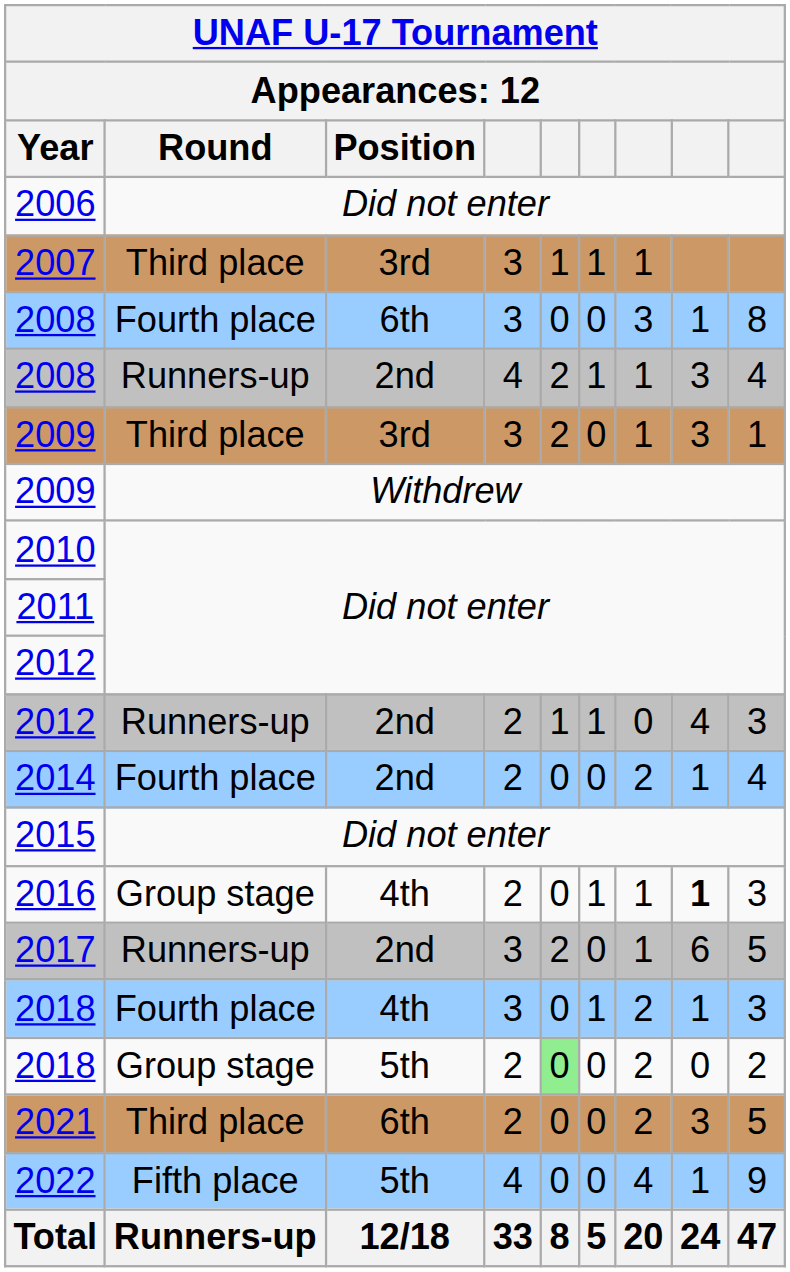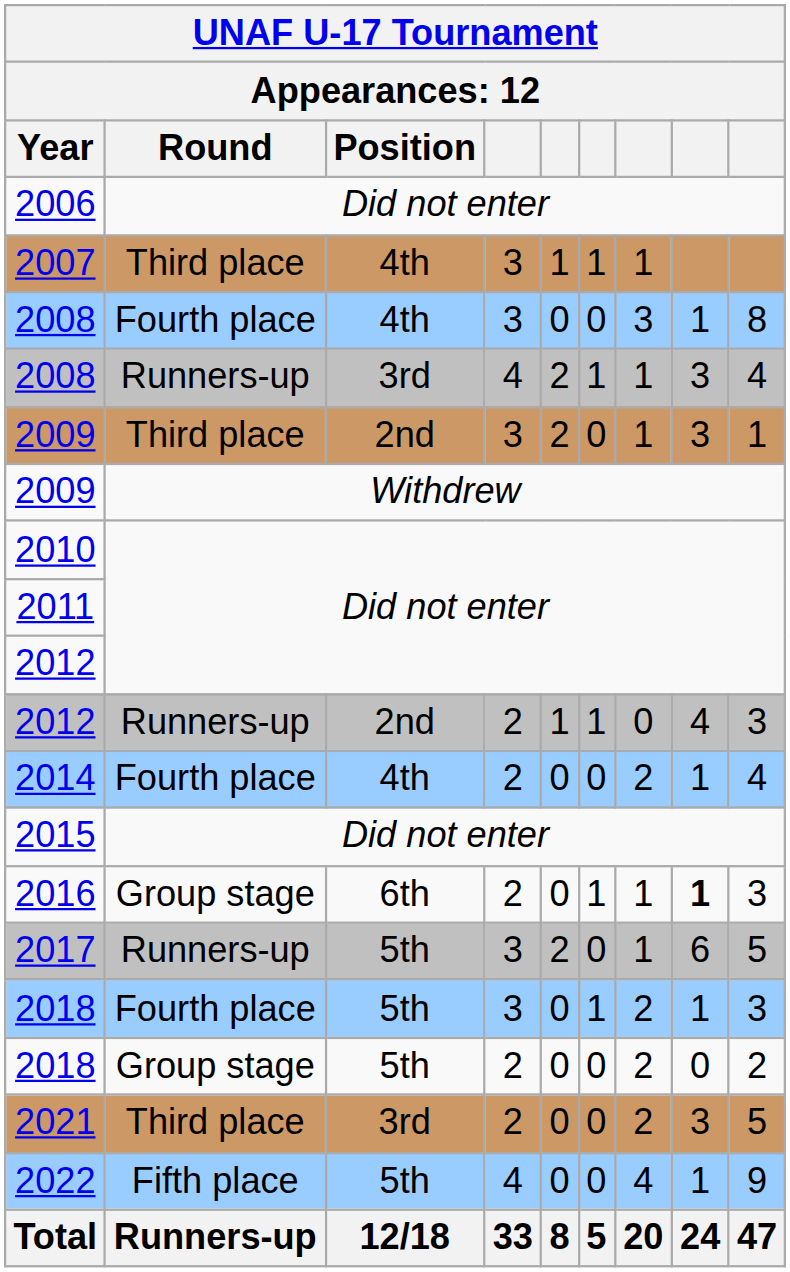(405, 262) 3rd -> (405, 262) 4th
(405, 319) 6th -> (405, 319) 4th
(405, 377) 2nd -> (405, 377) 3rd
(405, 434) 3rd -> (405, 434) 2nd
(405, 778) 2nd -> (405, 778) 4th
(405, 893) 4th -> (405, 893) 6th
(405, 950) 2nd -> (405, 950) 5th
(405, 1008) 4th -> (405, 1008) 5th
(560, 1065) lightgreen background -> (560, 1065) no background
(405, 1122) 6th -> (405, 1122) 3rd
